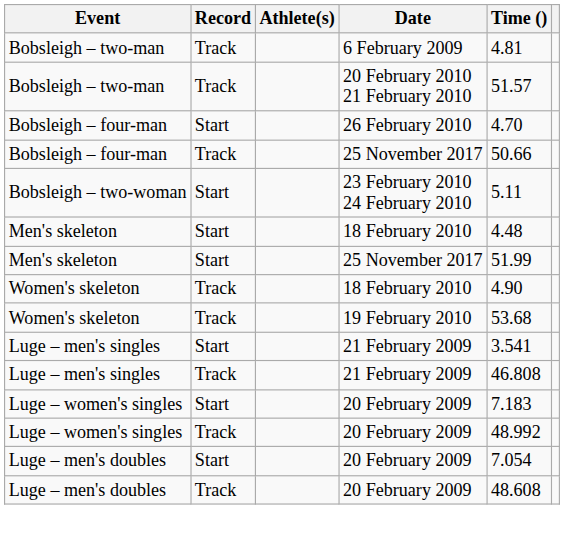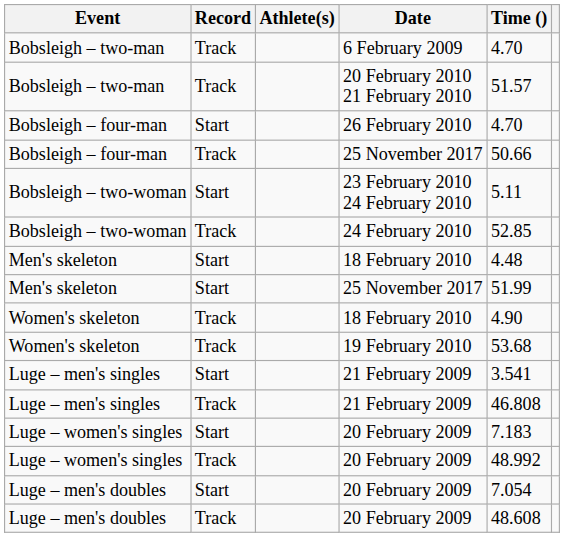(507, 47) 4.81 -> (507, 47) 4.70
+ row: (98, 231)
